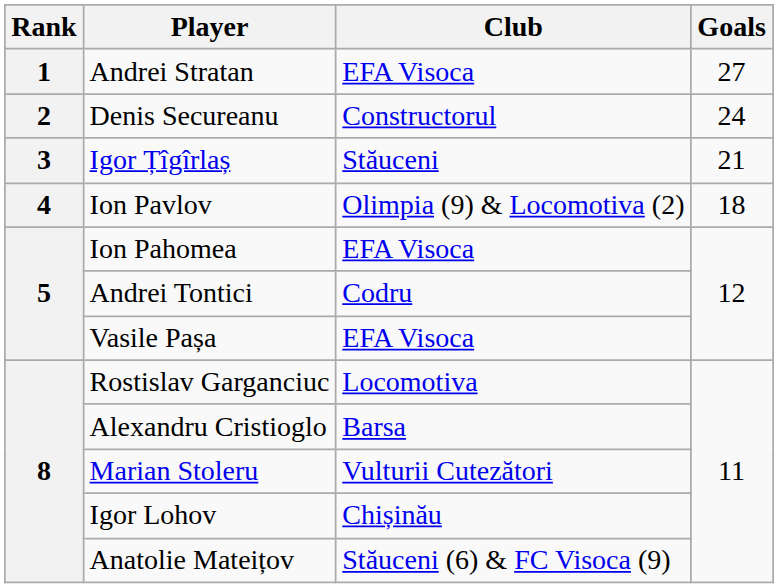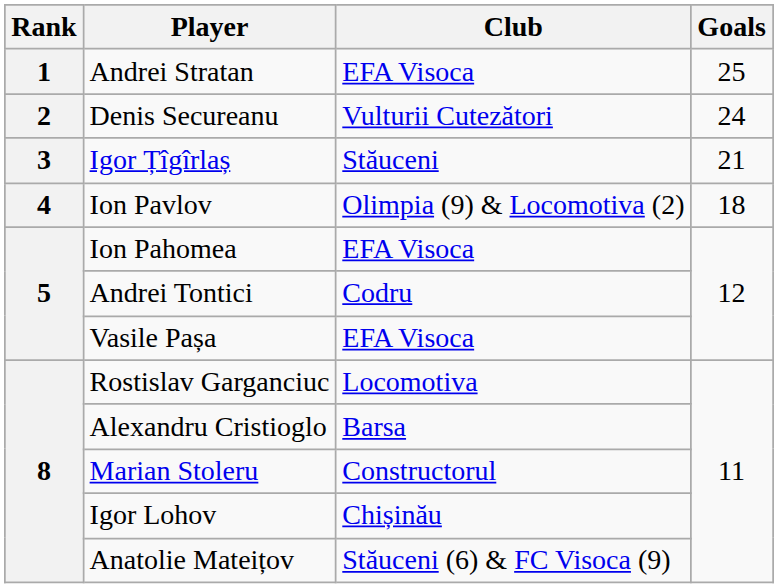(732, 71) 27 -> (732, 71) 25
(419, 115) Constructorul -> (448, 115) Vulturii Cutezători
(448, 470) Vulturii Cutezători -> (419, 470) Constructorul
